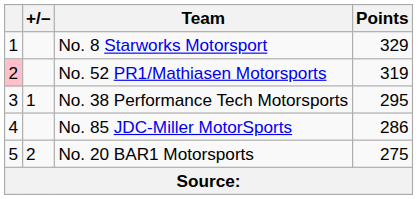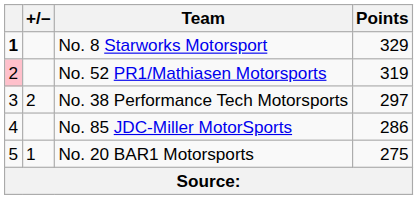(13, 46) normal -> (13, 46) bold
(31, 100) 1 -> (31, 100) 2
(394, 100) 295 -> (394, 100) 297
(31, 154) 2 -> (31, 154) 1
